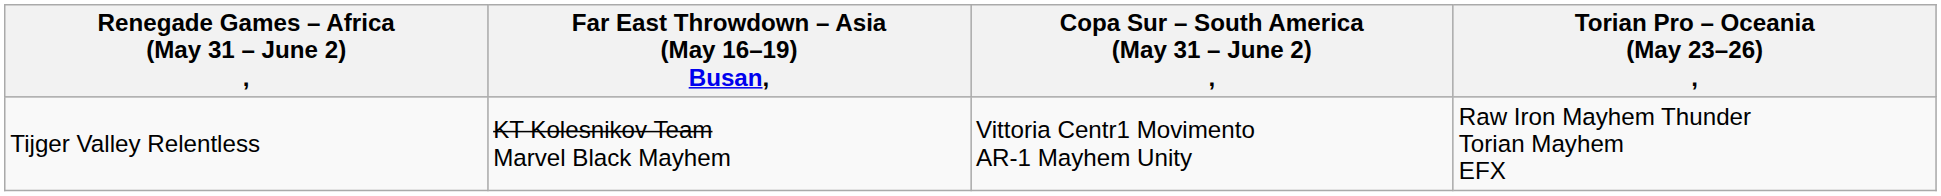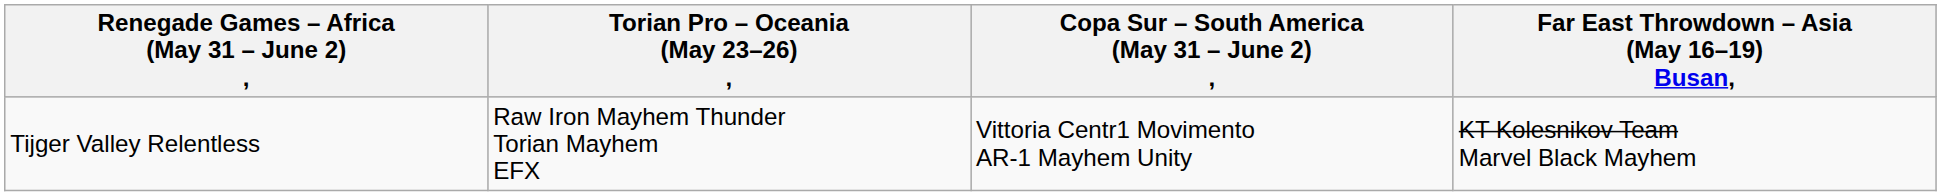columns swapped: (1695, 50) <-> (729, 50)
